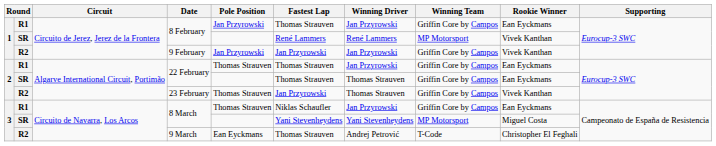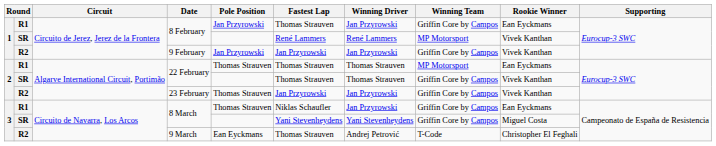(372, 65) Jan Przyrowski -> (375, 65) Thomas Strauven
(458, 65) Griffin Core by Campos -> (443, 65) MP Motorsport
(527, 79) Ean Eyckmans -> (527, 79) Vivek Kanthan
(375, 93) Thomas Strauven -> (372, 93) Jan Przyrowski
(443, 120) MP Motorsport -> (458, 120) Griffin Core by Campos
